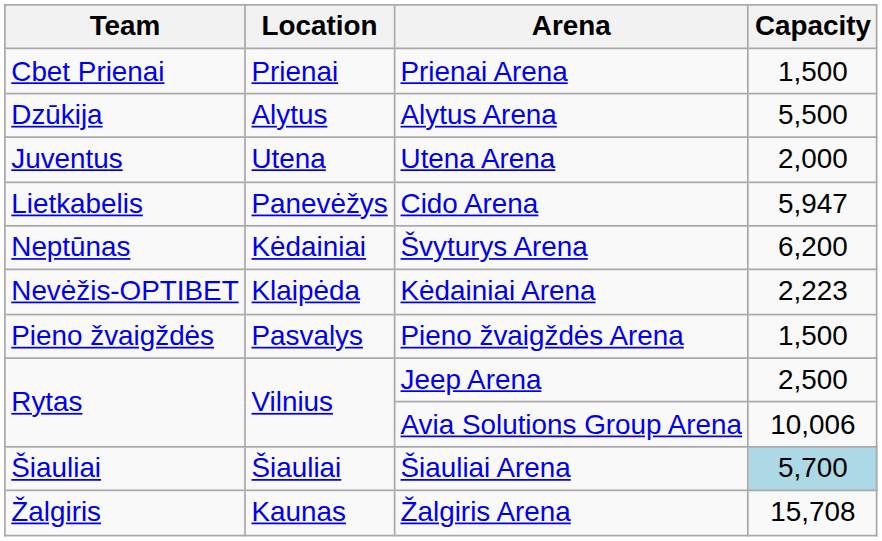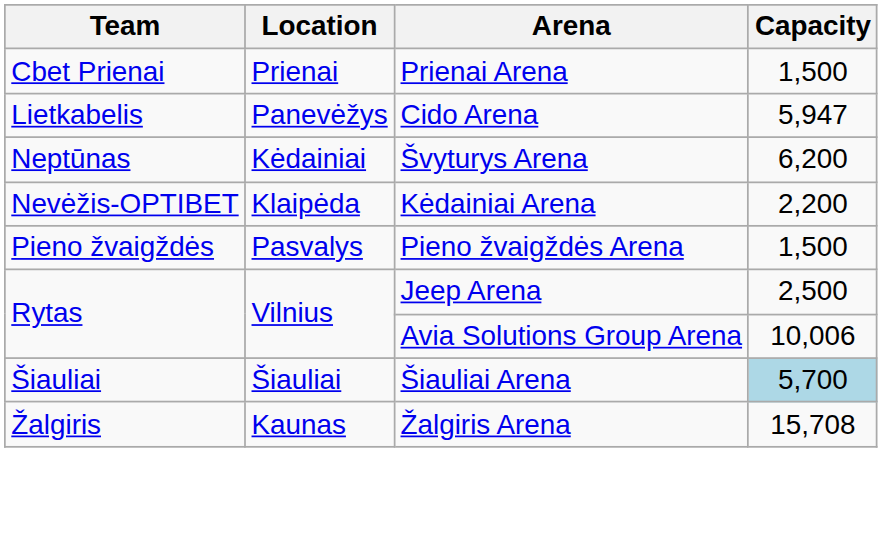- row: (479, 114)
- row: (478, 159)
(813, 291) 2,223 -> (813, 203) 2,200
